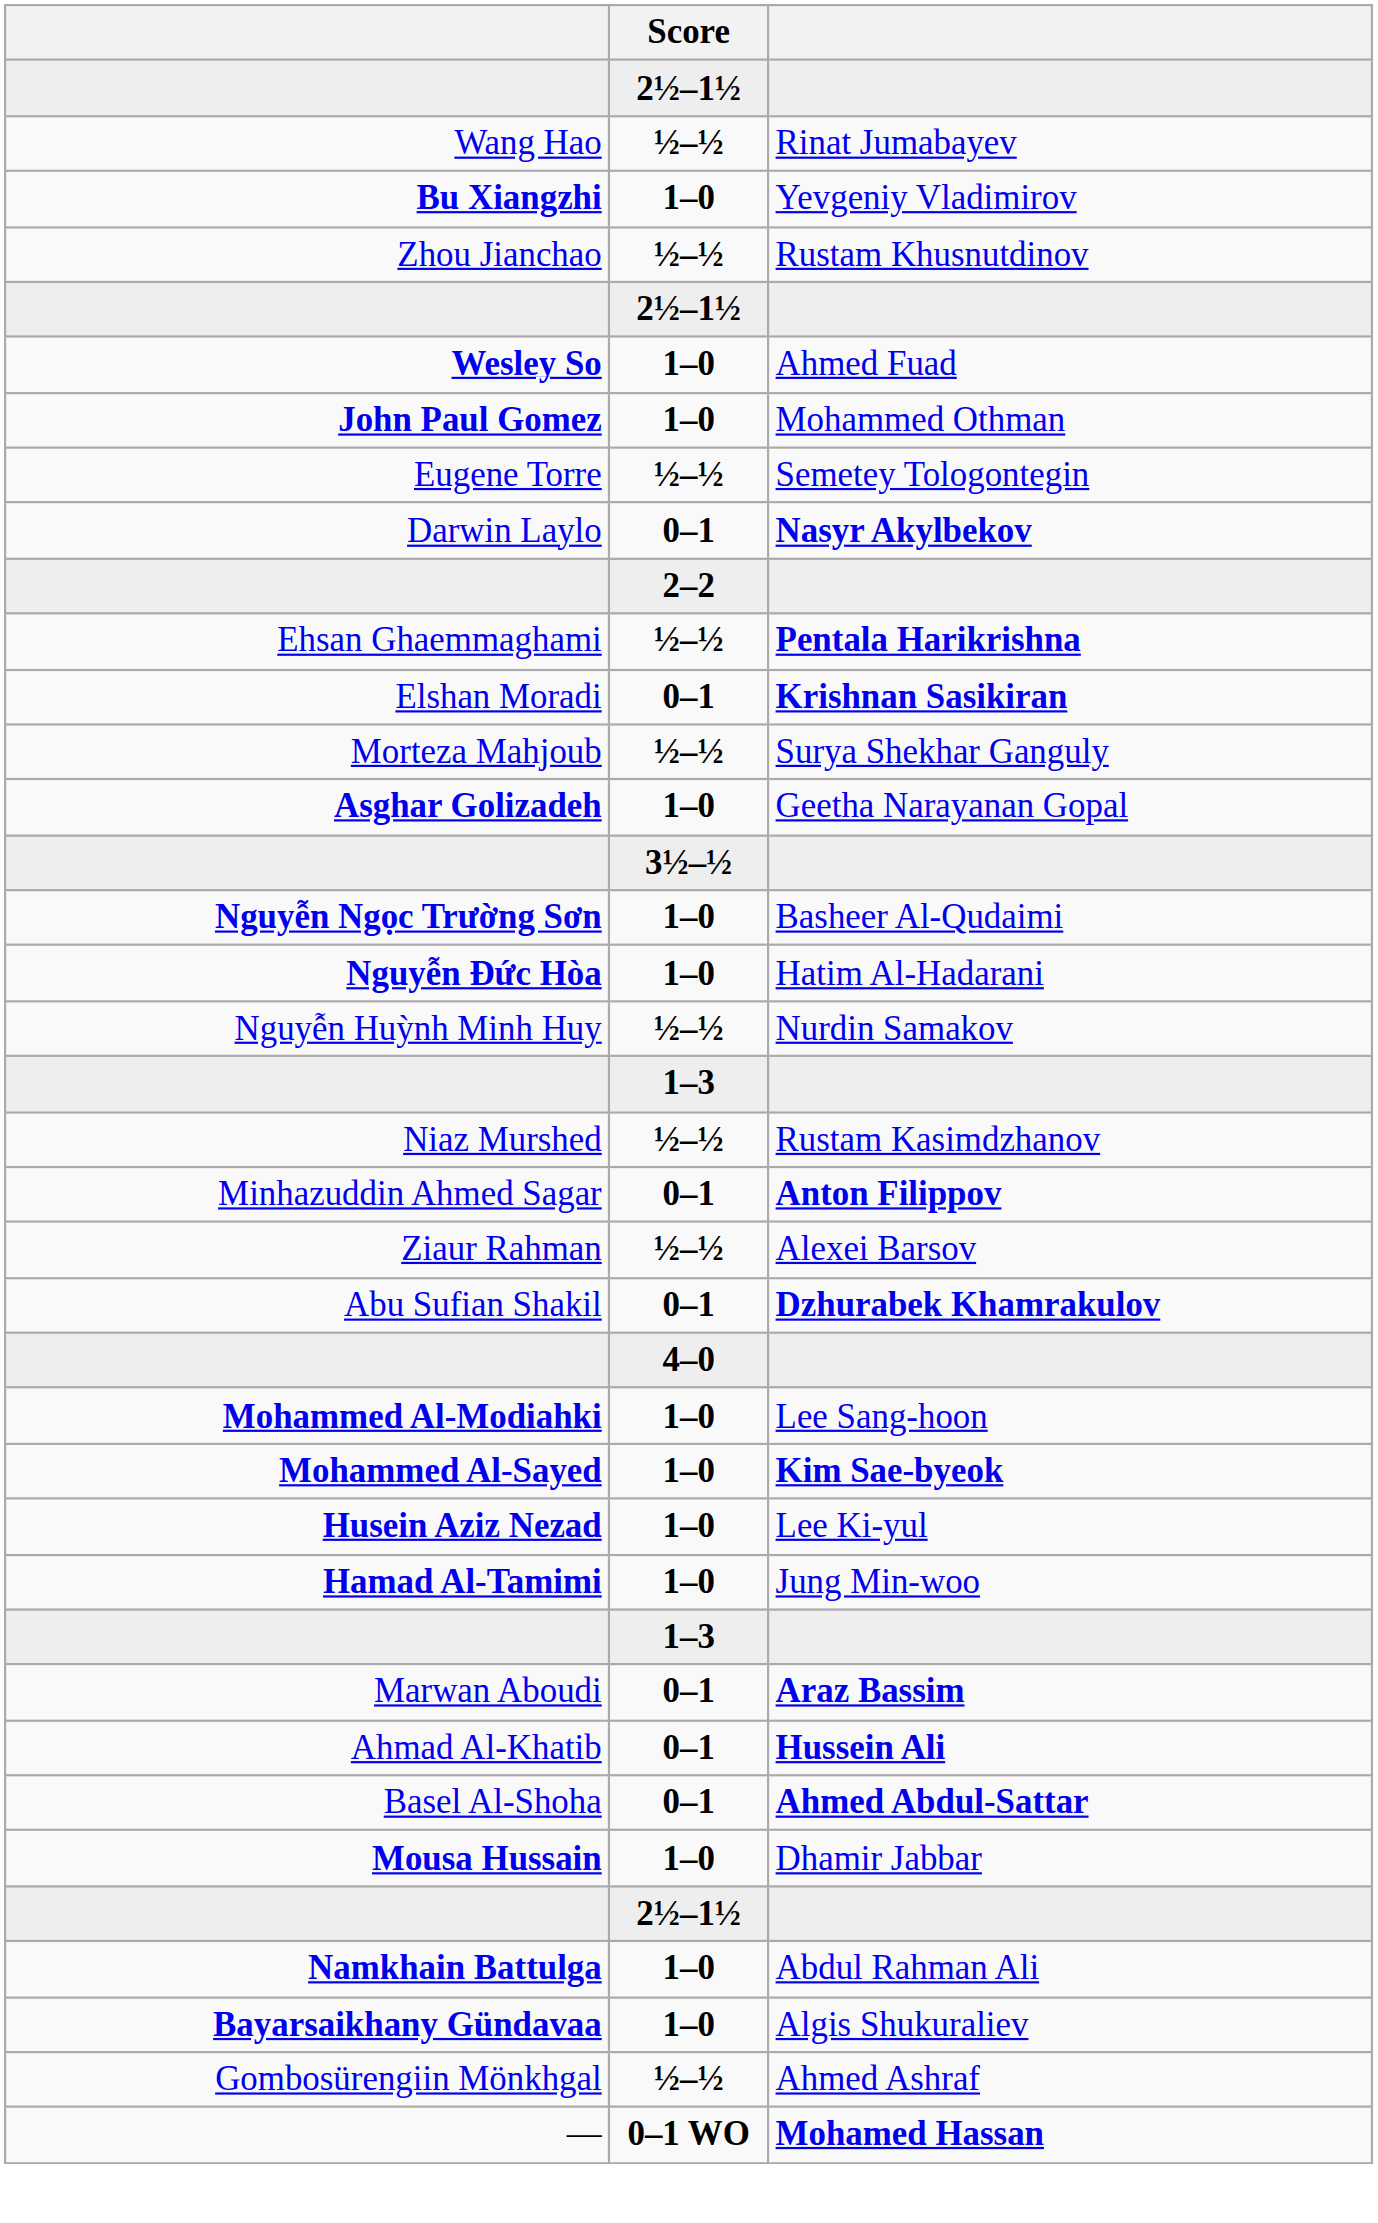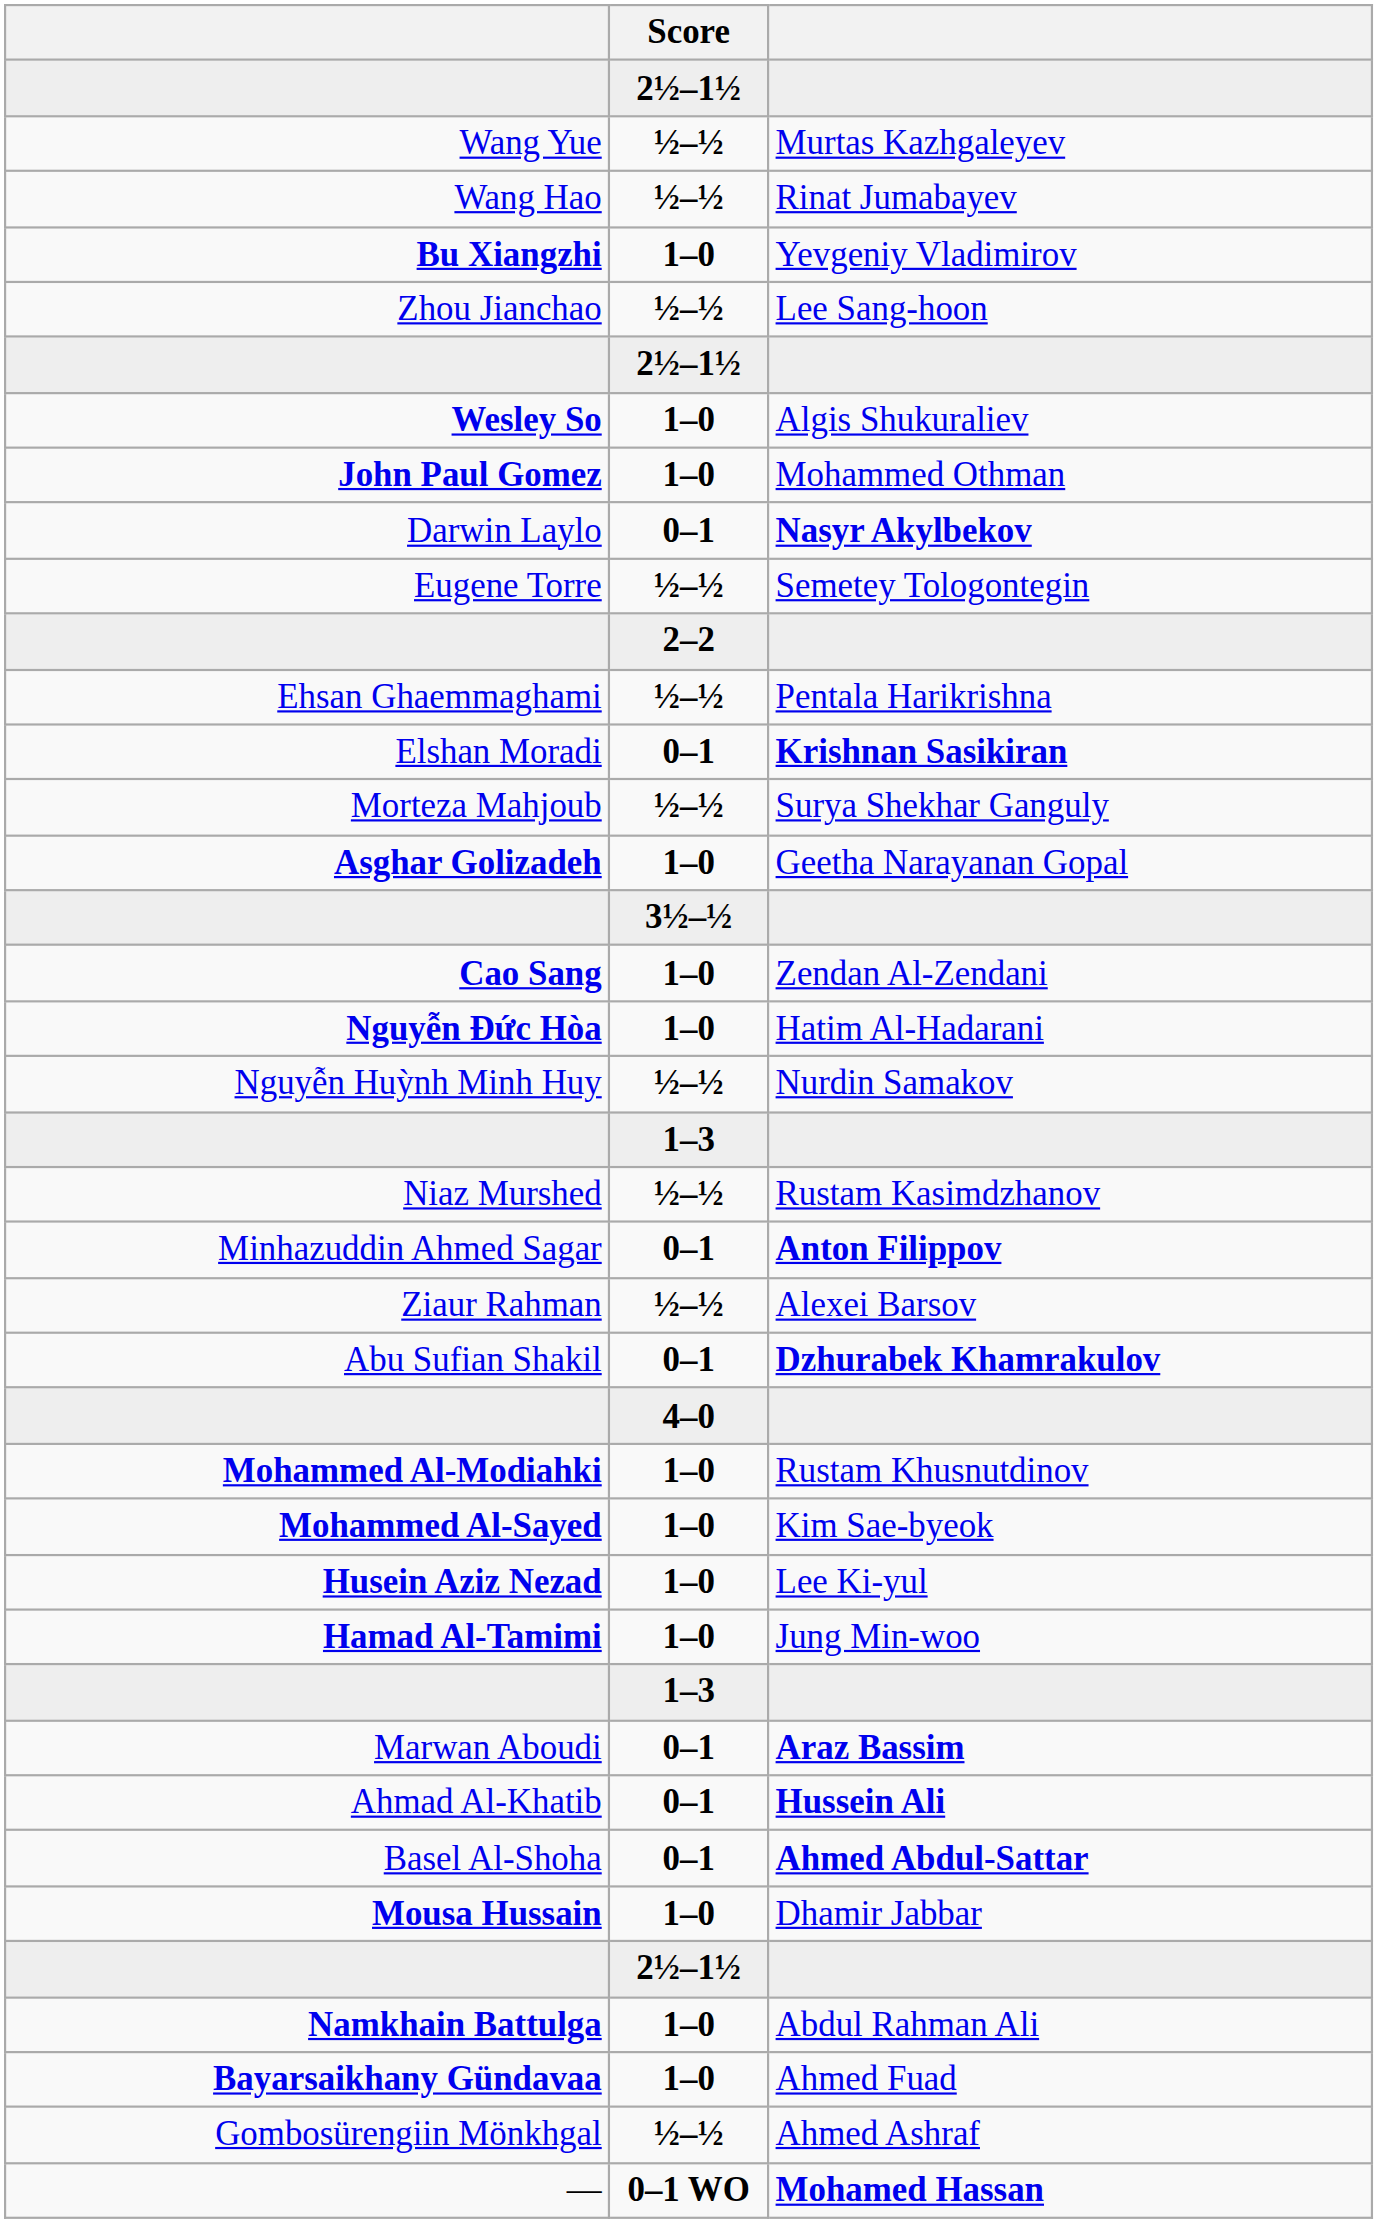+ row: (531, 142)
(932, 253) Rustam Khusnutdinov -> (882, 308) Lee Sang-hoon
(866, 364) Ahmed Fuad -> (902, 419) Algis Shukuraliev
rows swapped: (504, 530) <-> (508, 474)
(928, 640) bold -> (914, 695) normal
- row: (408, 917)
+ row: (530, 972)
(882, 1415) Lee Sang-hoon -> (932, 1470) Rustam Khusnutdinov
(889, 1470) bold -> (885, 1525) normal
(902, 2023) Algis Shukuraliev -> (866, 2078) Ahmed Fuad
